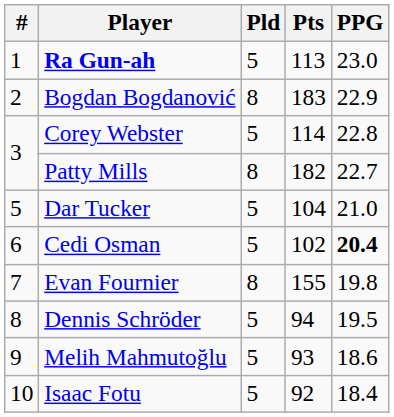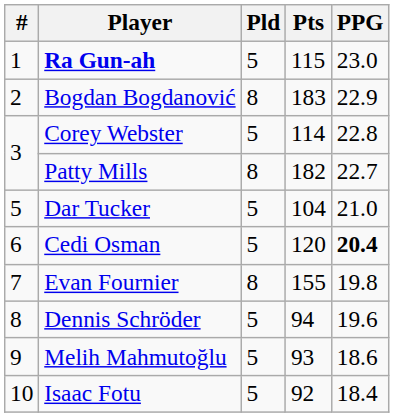(308, 60) 113 -> (308, 60) 115
(308, 245) 102 -> (308, 245) 120
(357, 319) 19.5 -> (357, 319) 19.6
